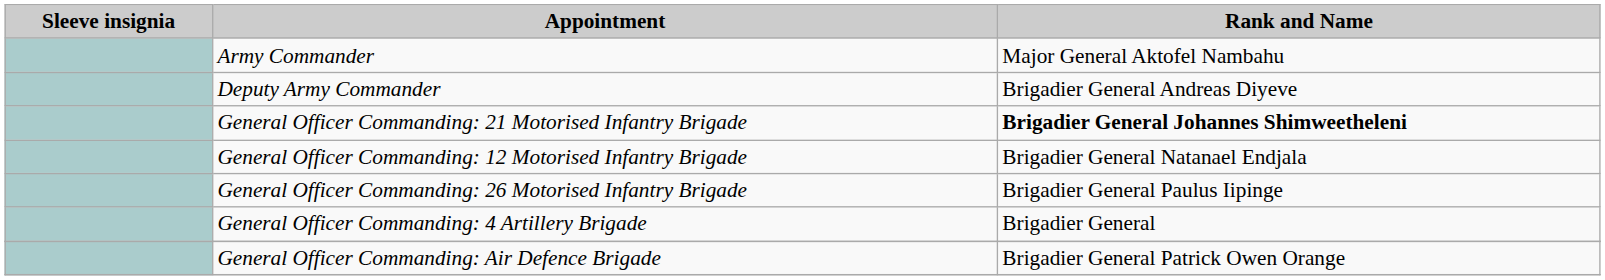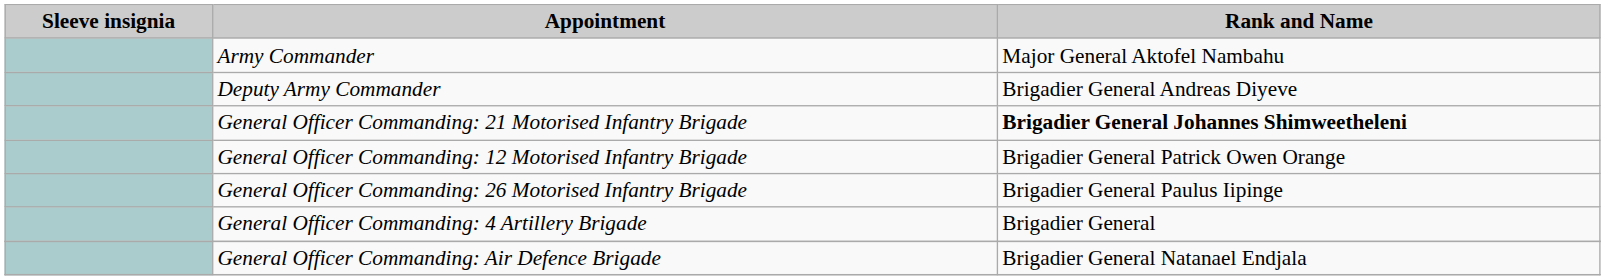(1155, 156) Brigadier General Natanael Endjala -> (1174, 156) Brigadier General Patrick Owen Orange
(1174, 257) Brigadier General Patrick Owen Orange -> (1155, 257) Brigadier General Natanael Endjala
